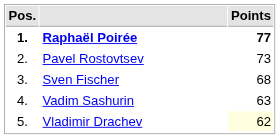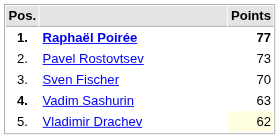(264, 80) 68 -> (264, 80) 70
(22, 100) normal -> (22, 100) bold
